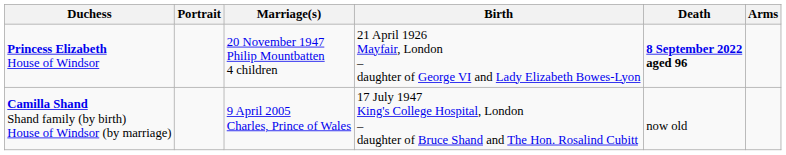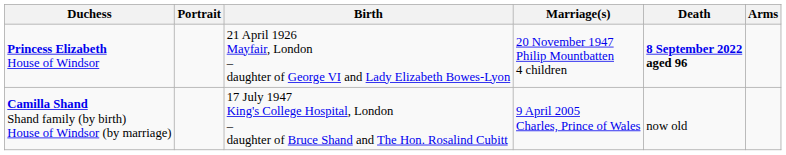columns swapped: (499, 14) <-> (289, 14)
